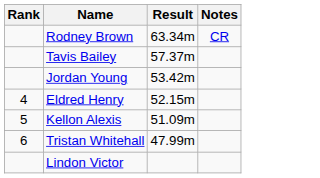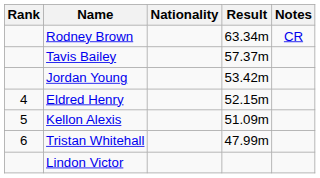+ column: (185, 15)
